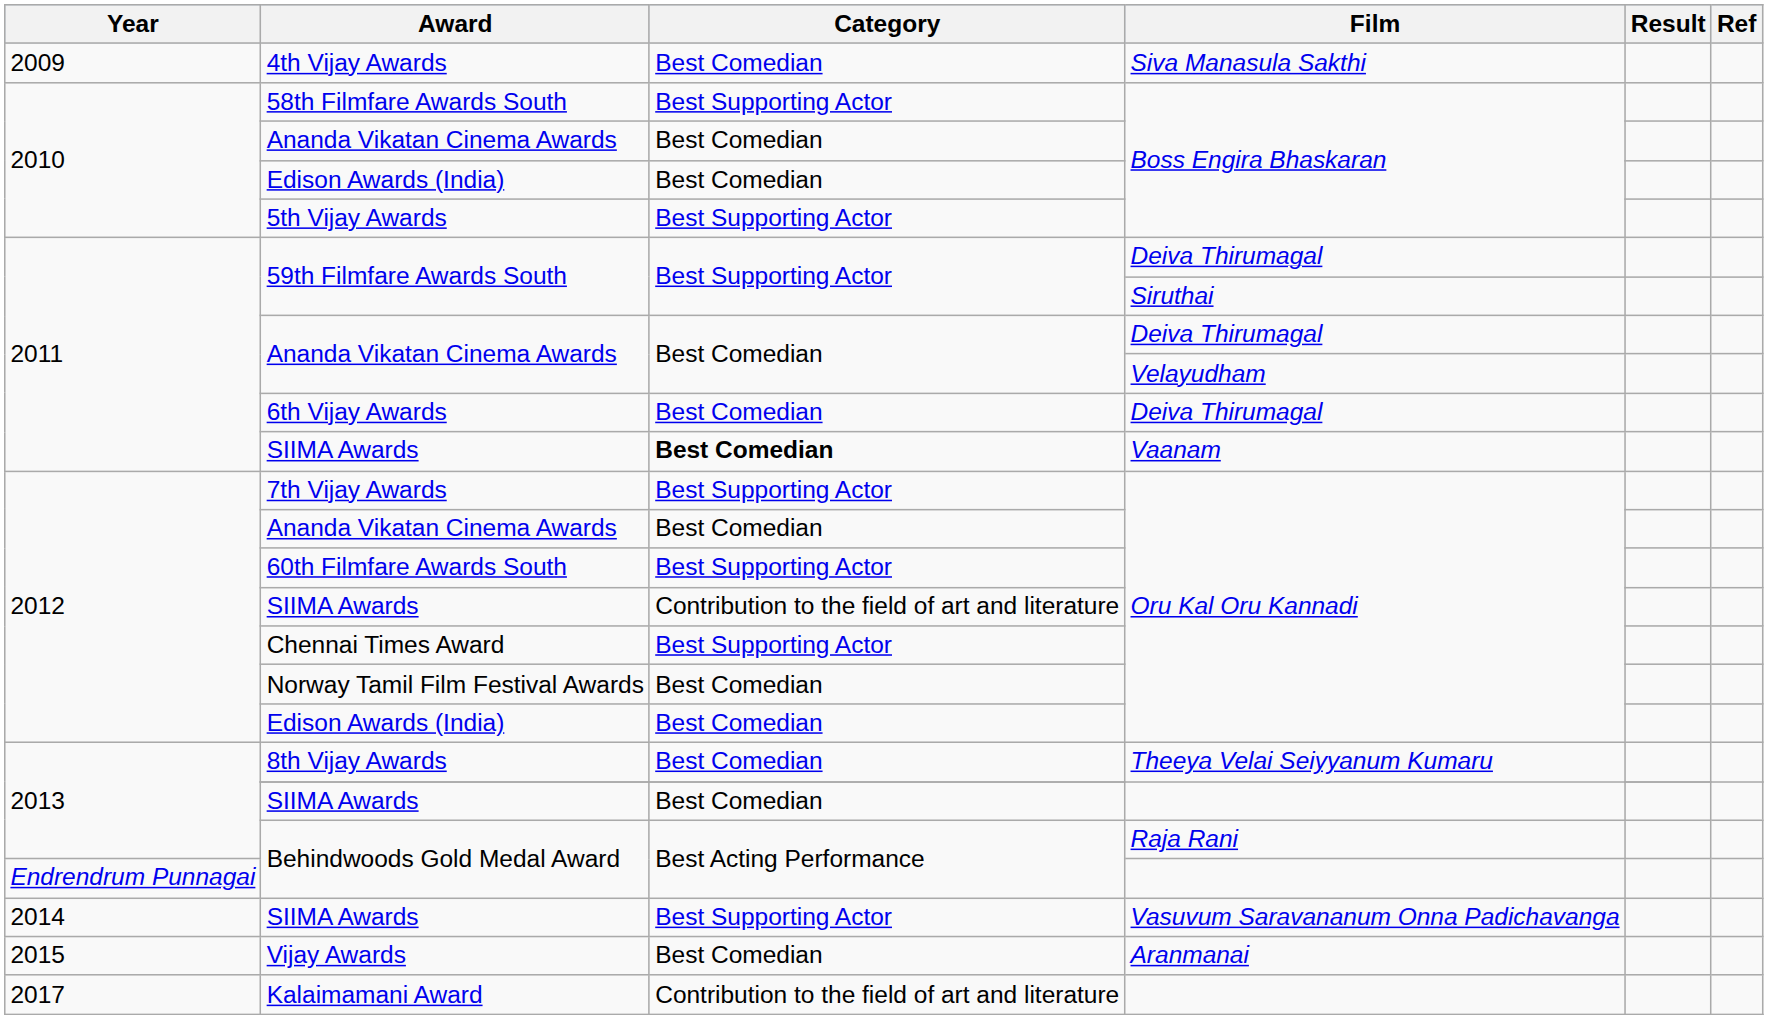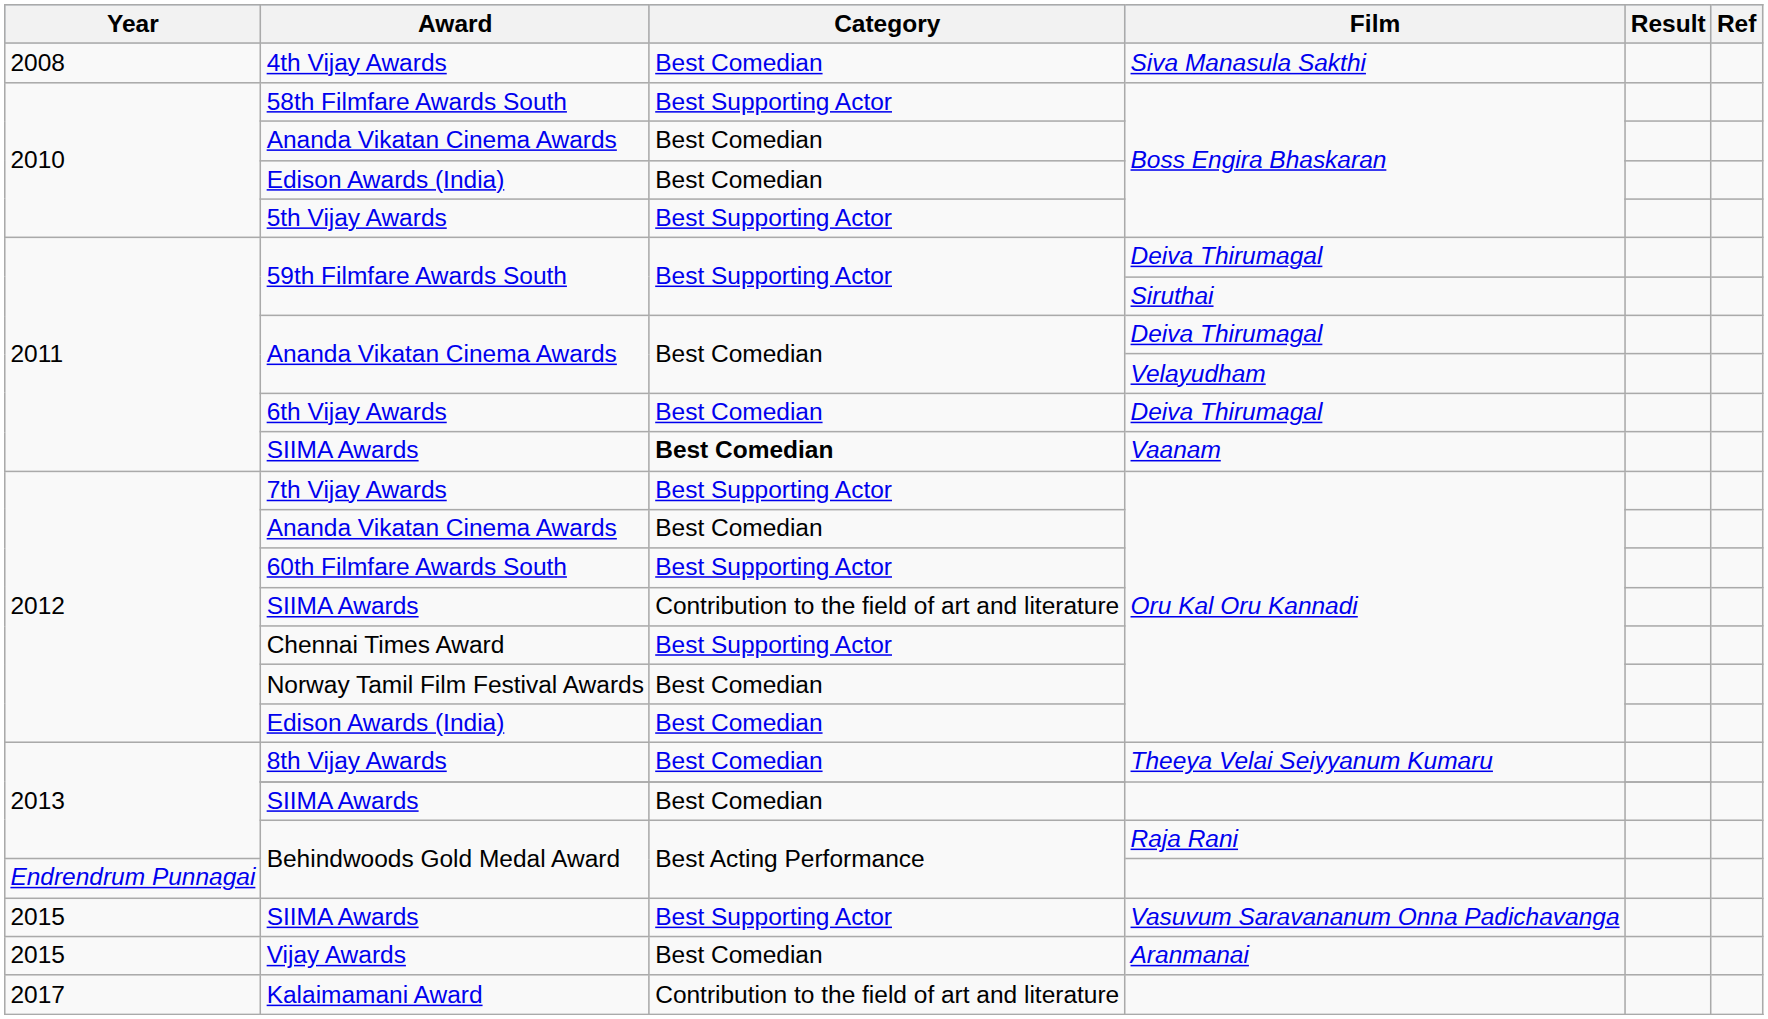(38, 62) 2009 -> (38, 62) 2008
(38, 916) 2014 -> (38, 916) 2015
